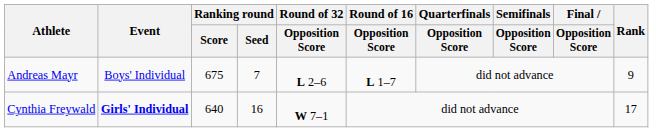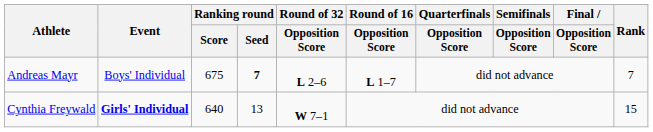(257, 75) normal -> (257, 75) bold
(631, 75) 9 -> (631, 75) 7
(257, 109) 16 -> (257, 109) 13
(631, 109) 17 -> (631, 109) 15
